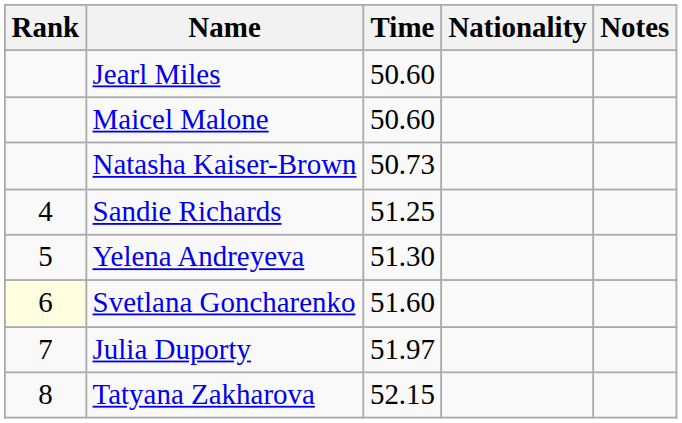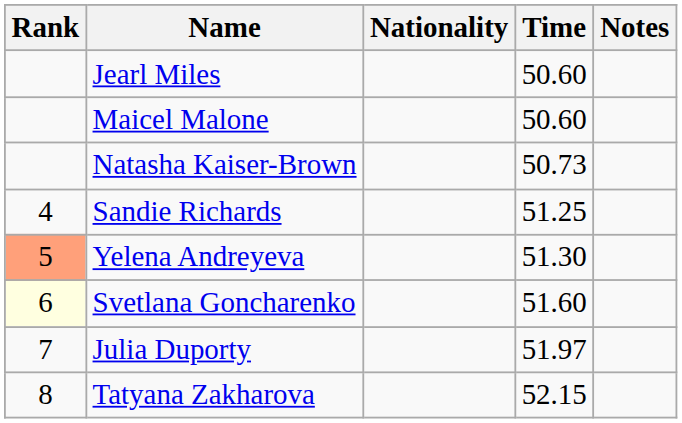columns swapped: (518, 27) <-> (402, 27)
(45, 257) no background -> (45, 257) lightsalmon background
